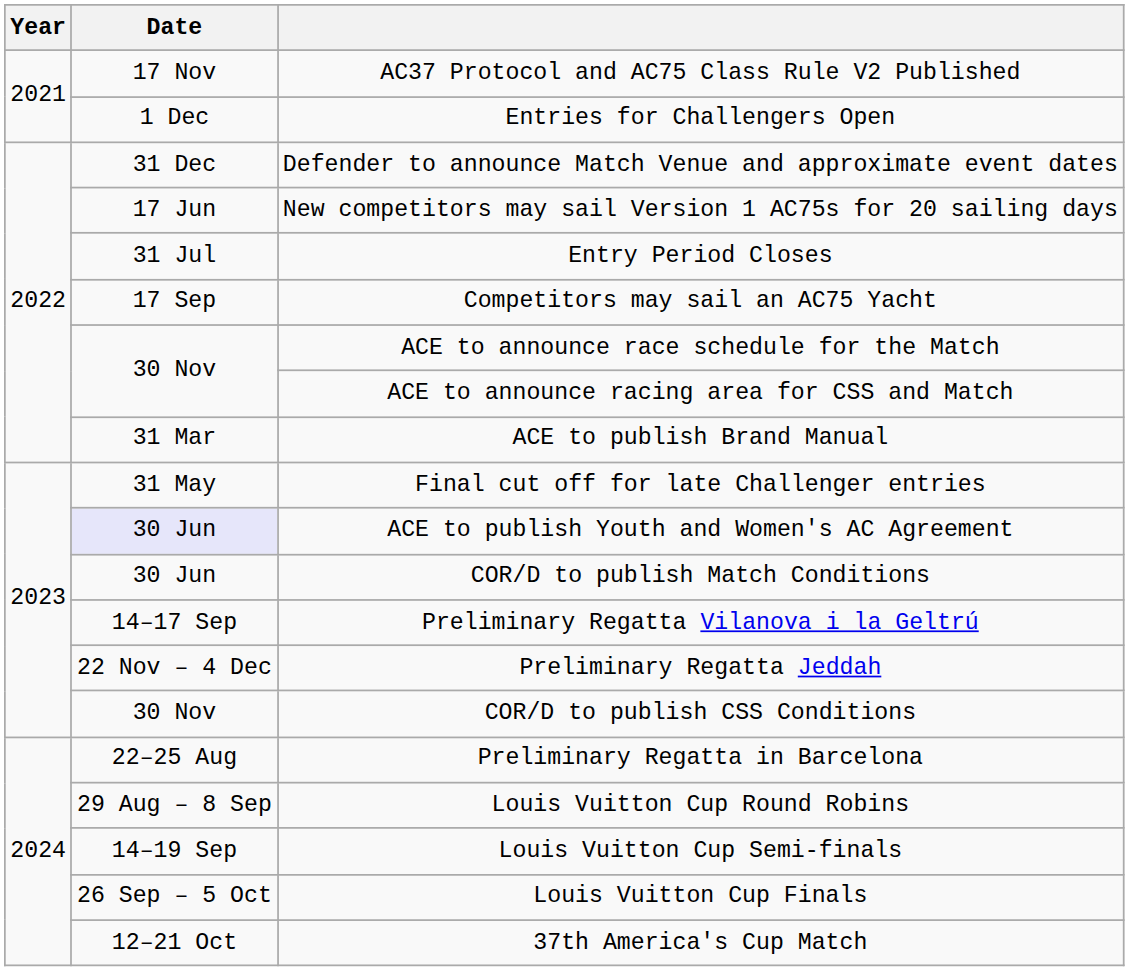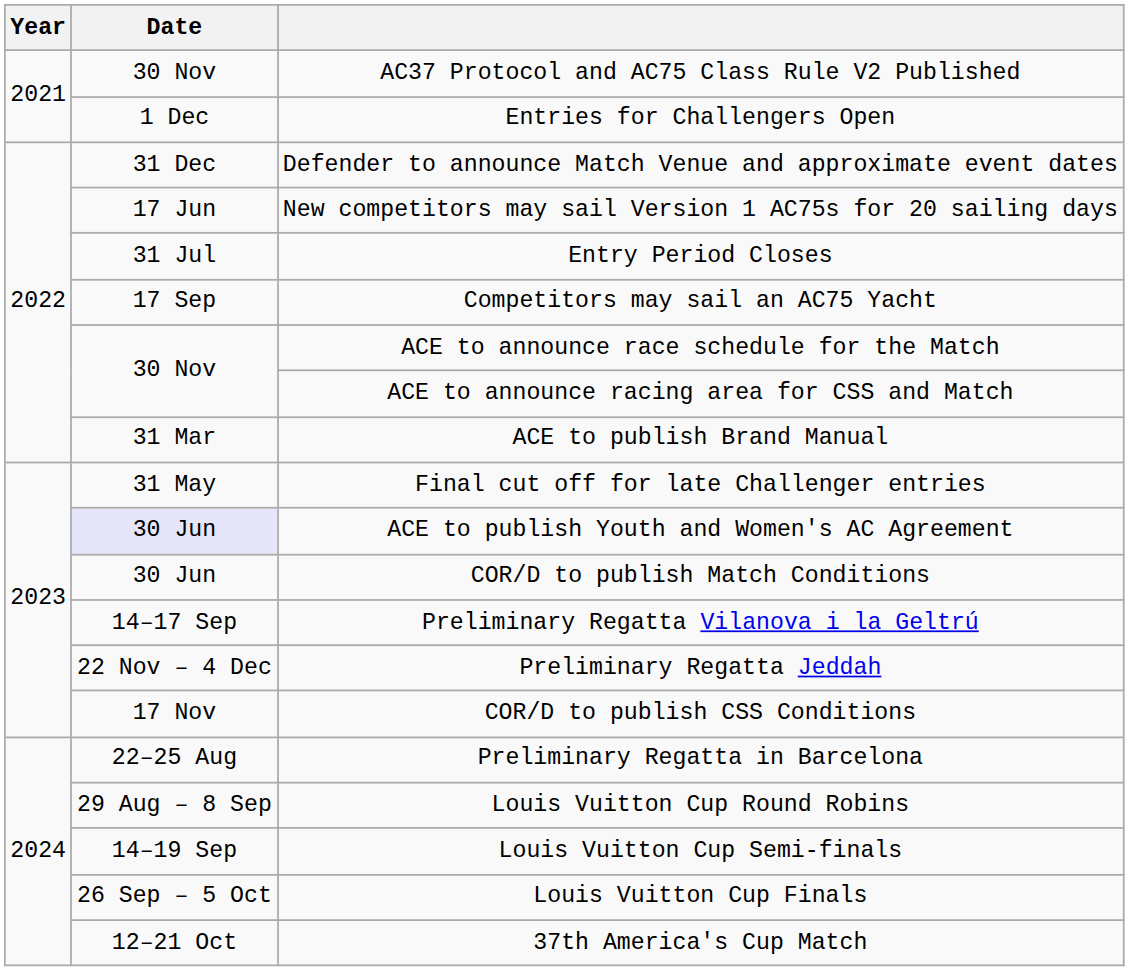(174, 73) 17 Nov -> (174, 73) 30 Nov
(174, 714) 30 Nov -> (174, 714) 17 Nov
